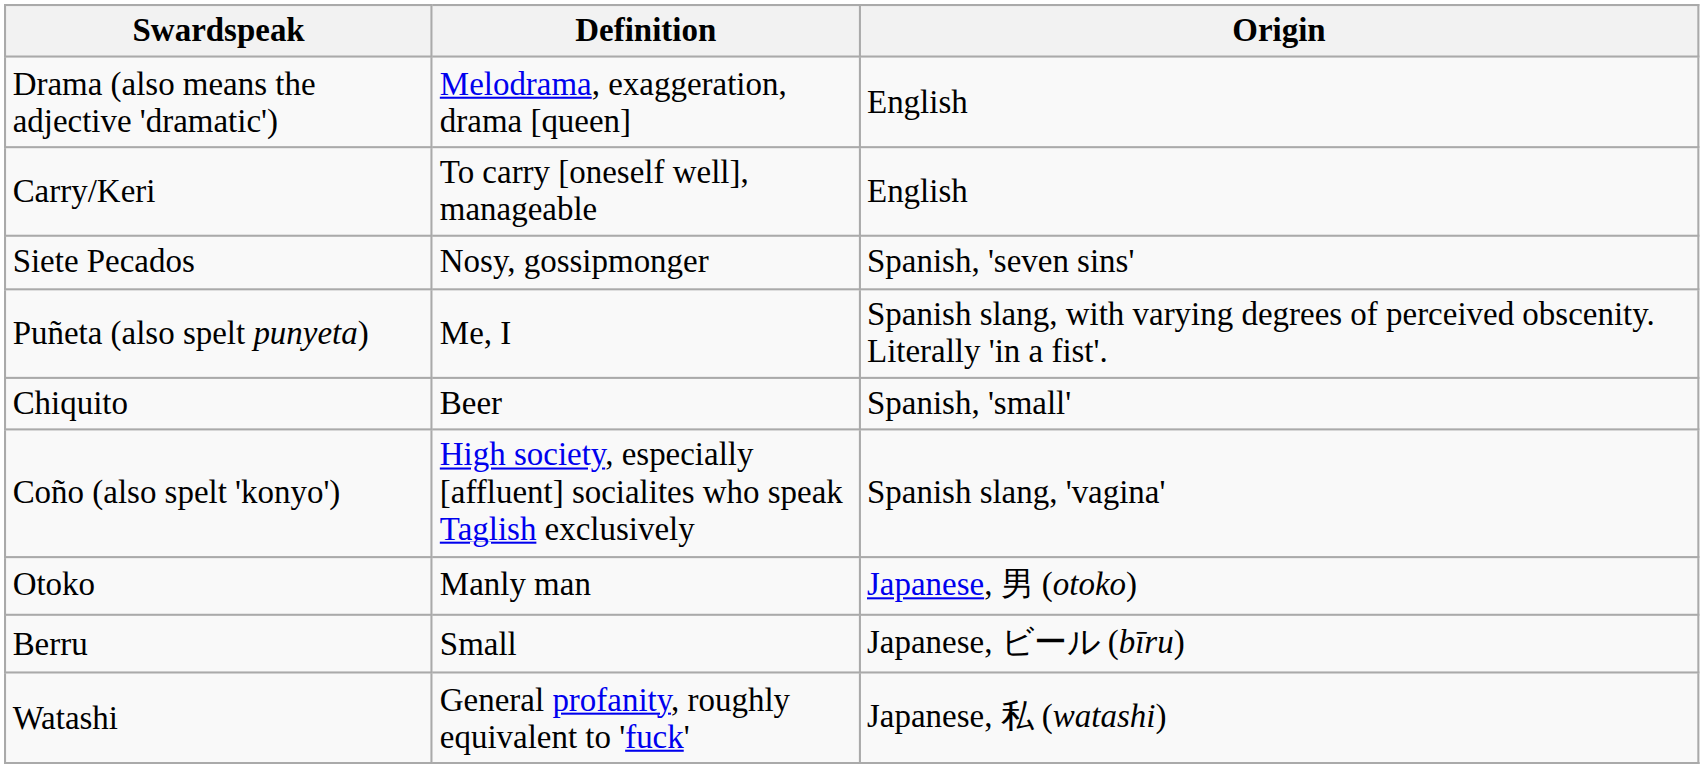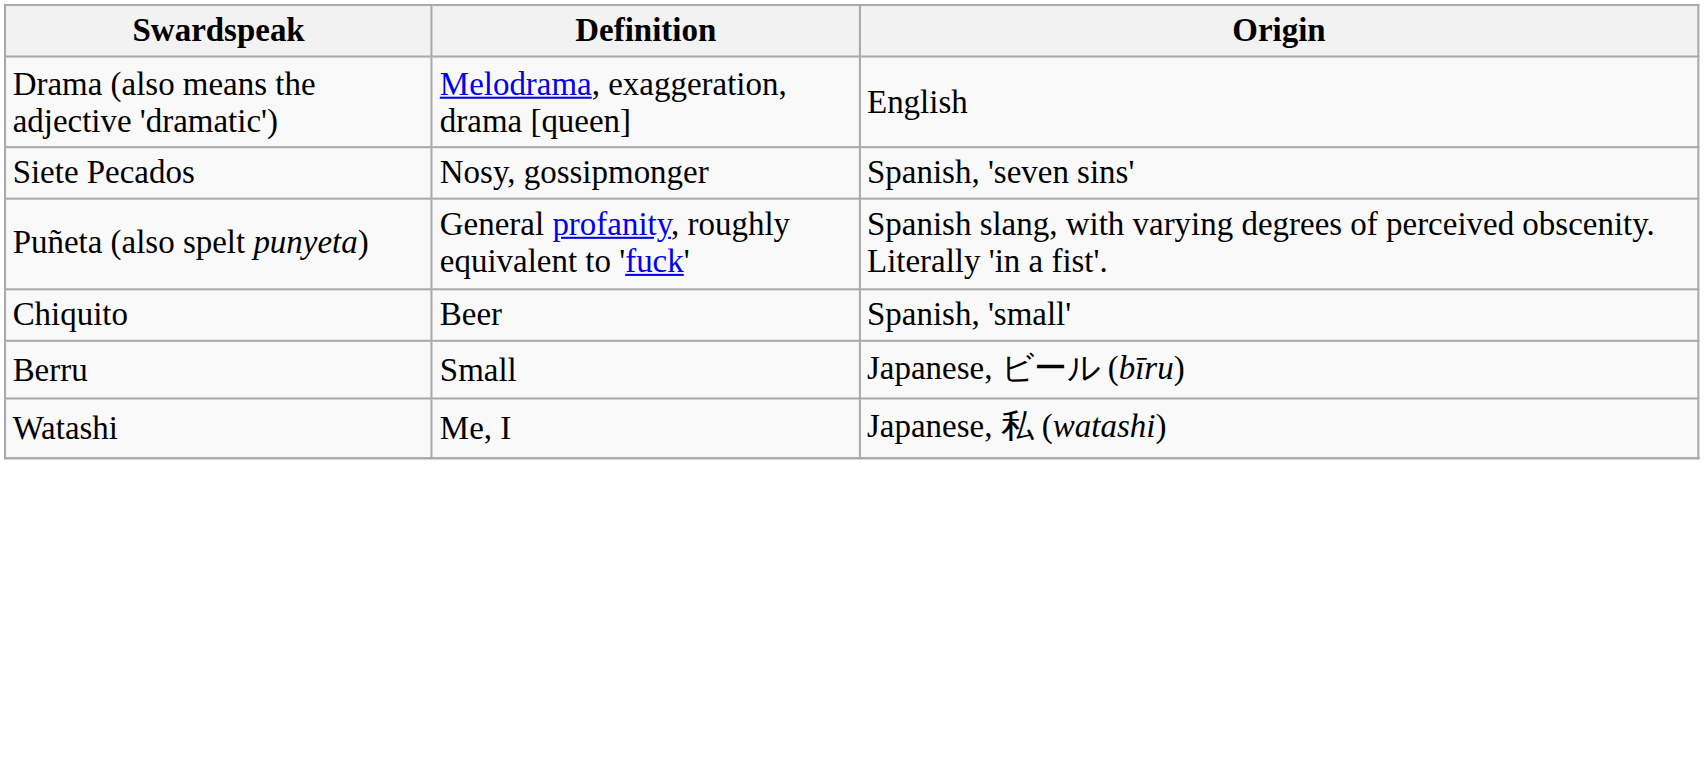- row: (84, 190)
(476, 332) Me, I -> (615, 243) General profanity, roughly equivalent to 'fuck'
- row: (176, 492)
- row: (54, 585)
(615, 717) General profanity, roughly equivalent to 'fuck' -> (476, 427) Me, I
